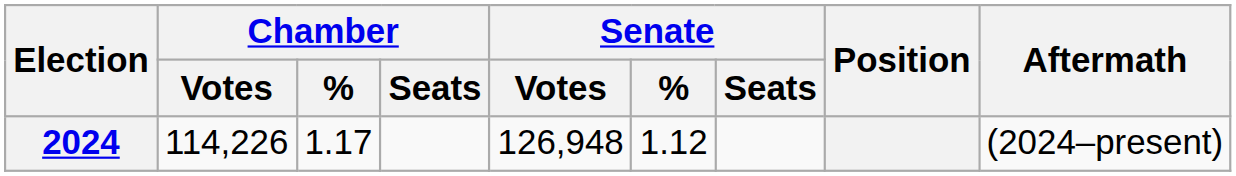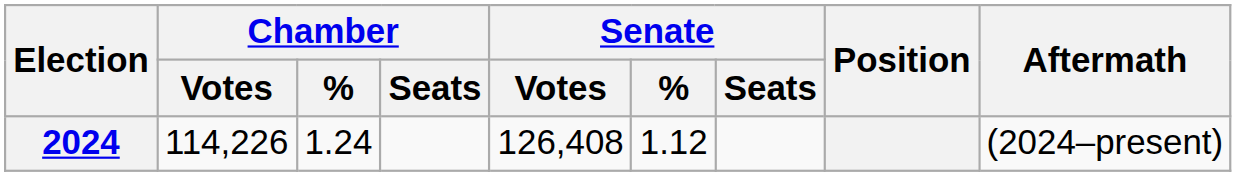(338, 142) 1.17 -> (338, 142) 1.24
(561, 142) 126,948 -> (561, 142) 126,408
